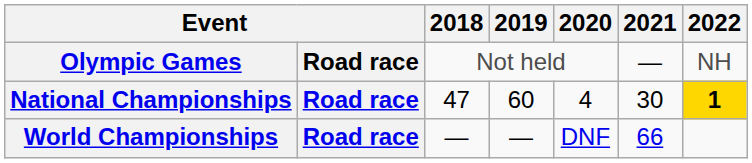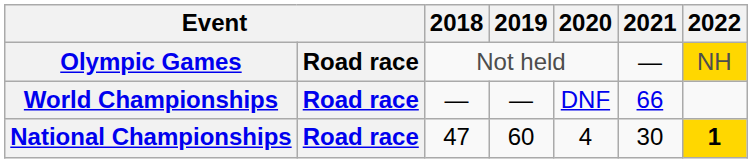(714, 61) no background -> (714, 61) gold background
rows swapped: (151, 137) <-> (151, 99)
